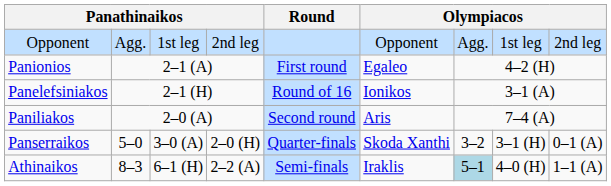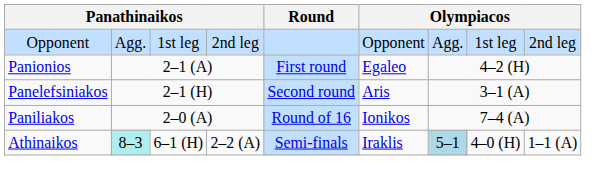(312, 92) Round of 16 -> (311, 92) Second round
(387, 92) Ionikos -> (376, 92) Aris
(312, 117) Second round -> (311, 117) Round of 16
(377, 117) Aris -> (386, 117) Ionikos
- row: (49, 142)
(130, 167) no background -> (130, 142) paleturquoise background
